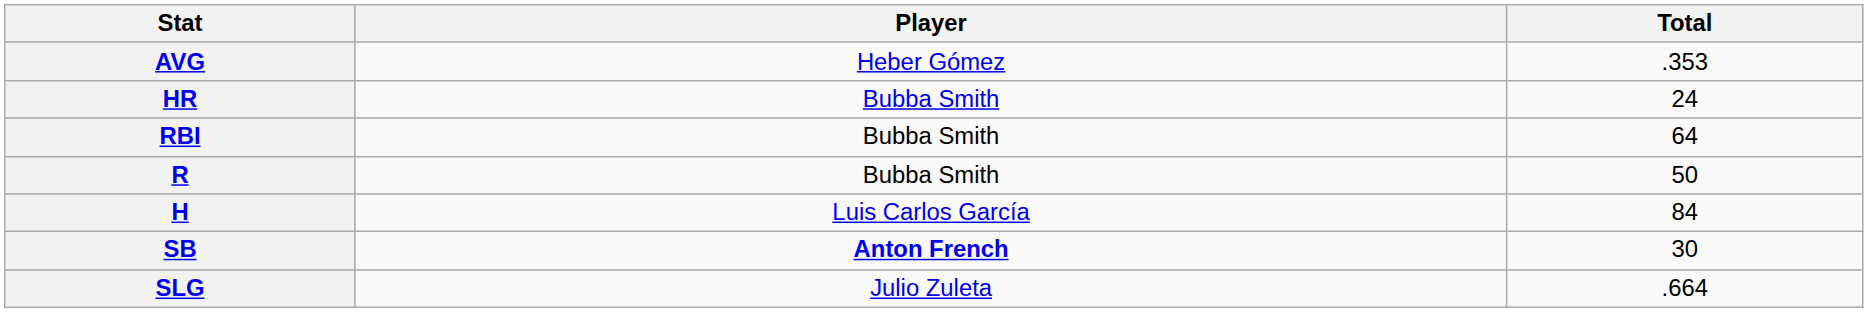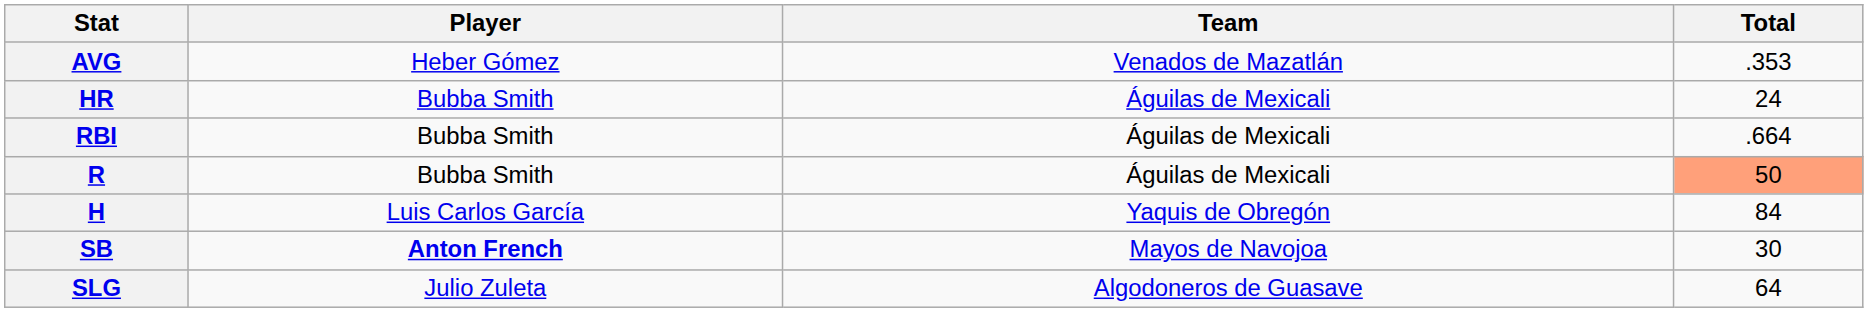+ column: (1228, 23)
(1685, 136) 64 -> (1768, 136) .664
(1685, 174) no background -> (1768, 174) lightsalmon background
(1685, 288) .664 -> (1768, 288) 64
